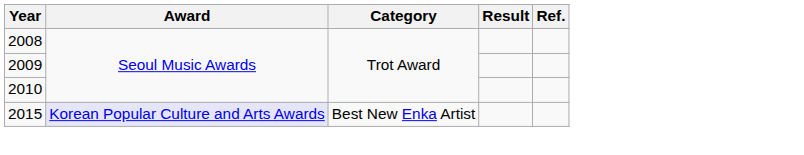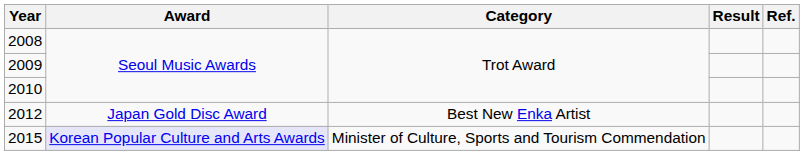+ row: (25, 114)
(404, 114) Best New Enka Artist -> (519, 138) Minister of Culture, Sports and Tourism Commendation
